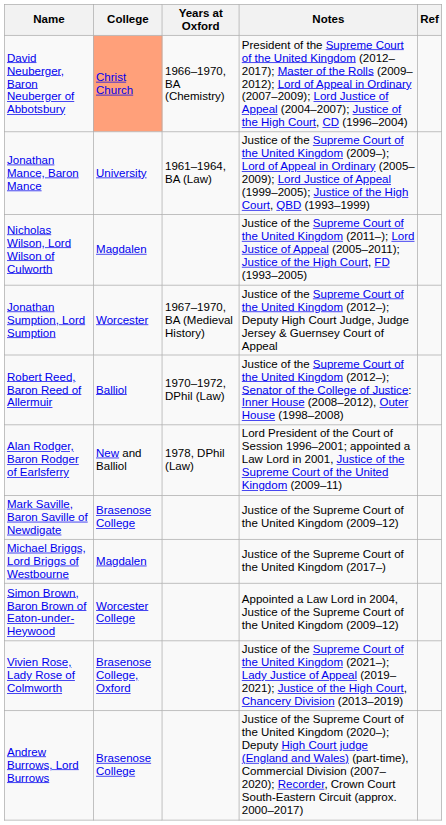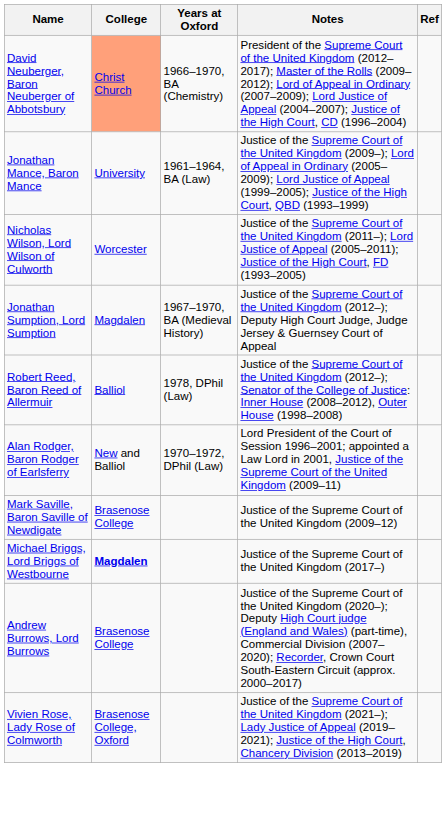(121, 249) Magdalen -> (121, 249) Worcester
(122, 319) Worcester -> (120, 319) Magdalen
(195, 390) 1970–1972, DPhil (Law) -> (193, 390) 1978, DPhil (Law)
(195, 460) 1978, DPhil (Law) -> (194, 460) 1970–1972, DPhil (Law)
(121, 561) normal -> (121, 561) bold
- row: (47, 612)
rows swapped: (41, 675) <-> (43, 765)
